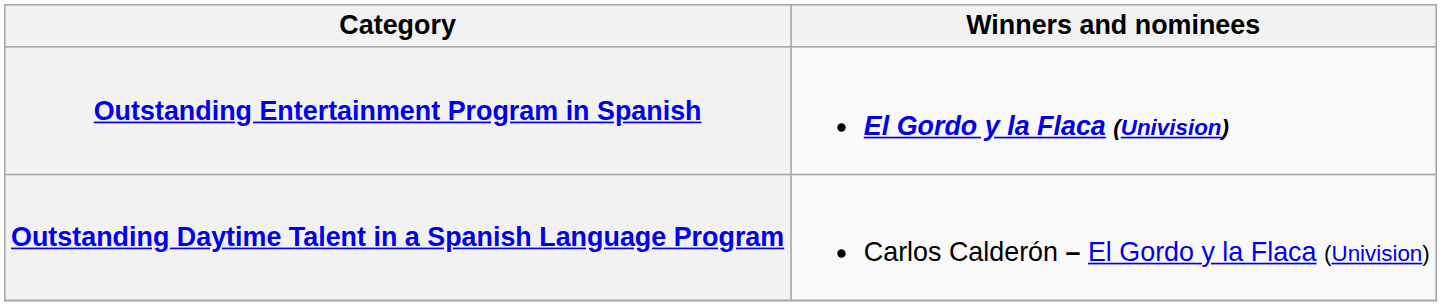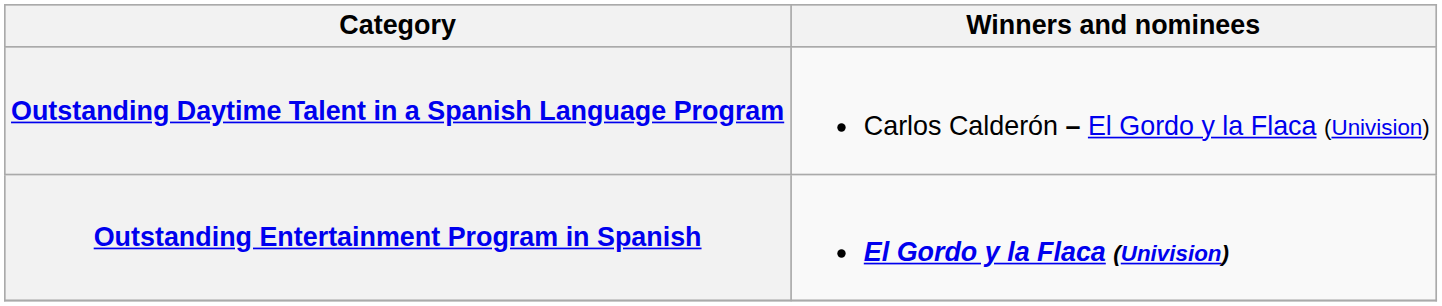rows swapped: (398, 110) <-> (398, 237)
